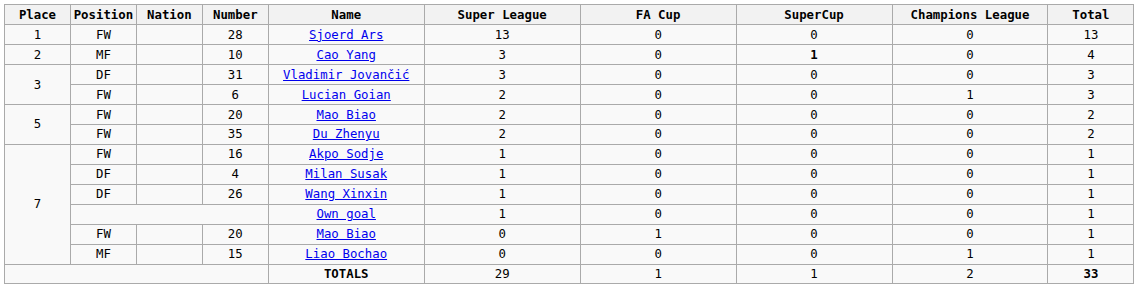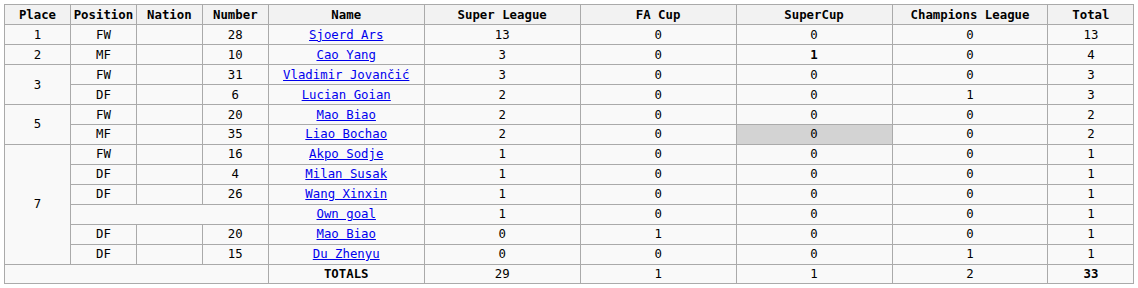(103, 75) DF -> (103, 75) FW
(103, 95) FW -> (103, 95) DF
(103, 134) FW -> (103, 134) MF
(346, 134) Du Zhenyu -> (346, 134) Liao Bochao
(814, 134) no background -> (814, 134) lightgrey background
(103, 234) FW -> (103, 234) DF
(103, 254) MF -> (103, 254) DF
(346, 254) Liao Bochao -> (346, 254) Du Zhenyu
